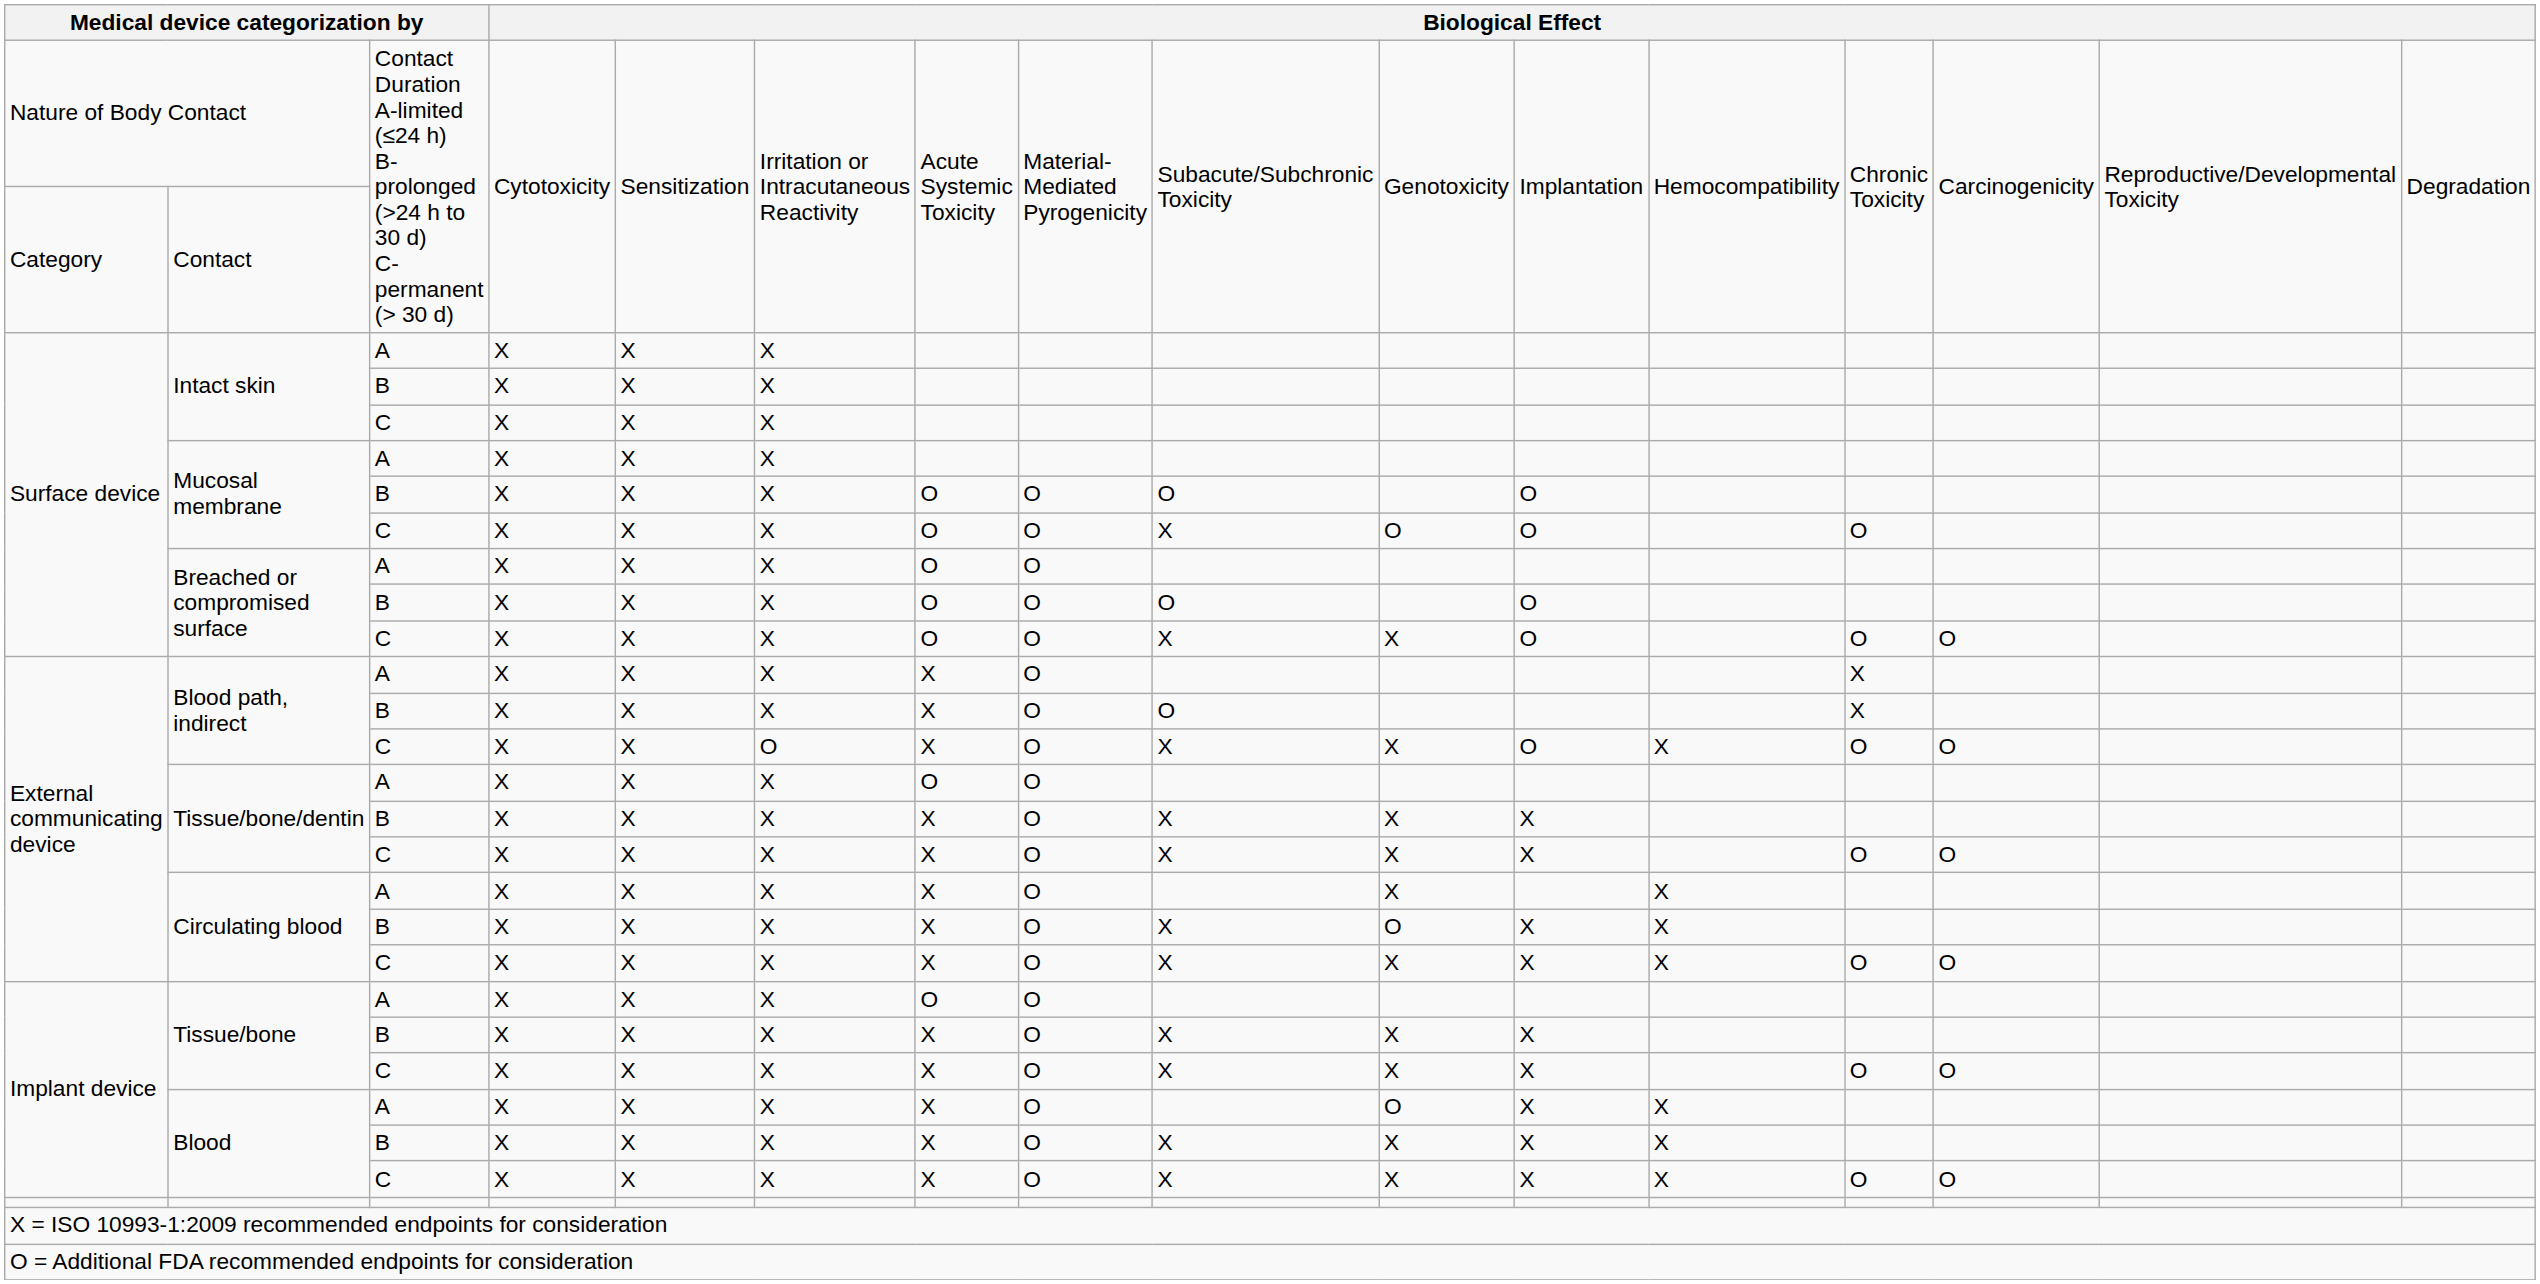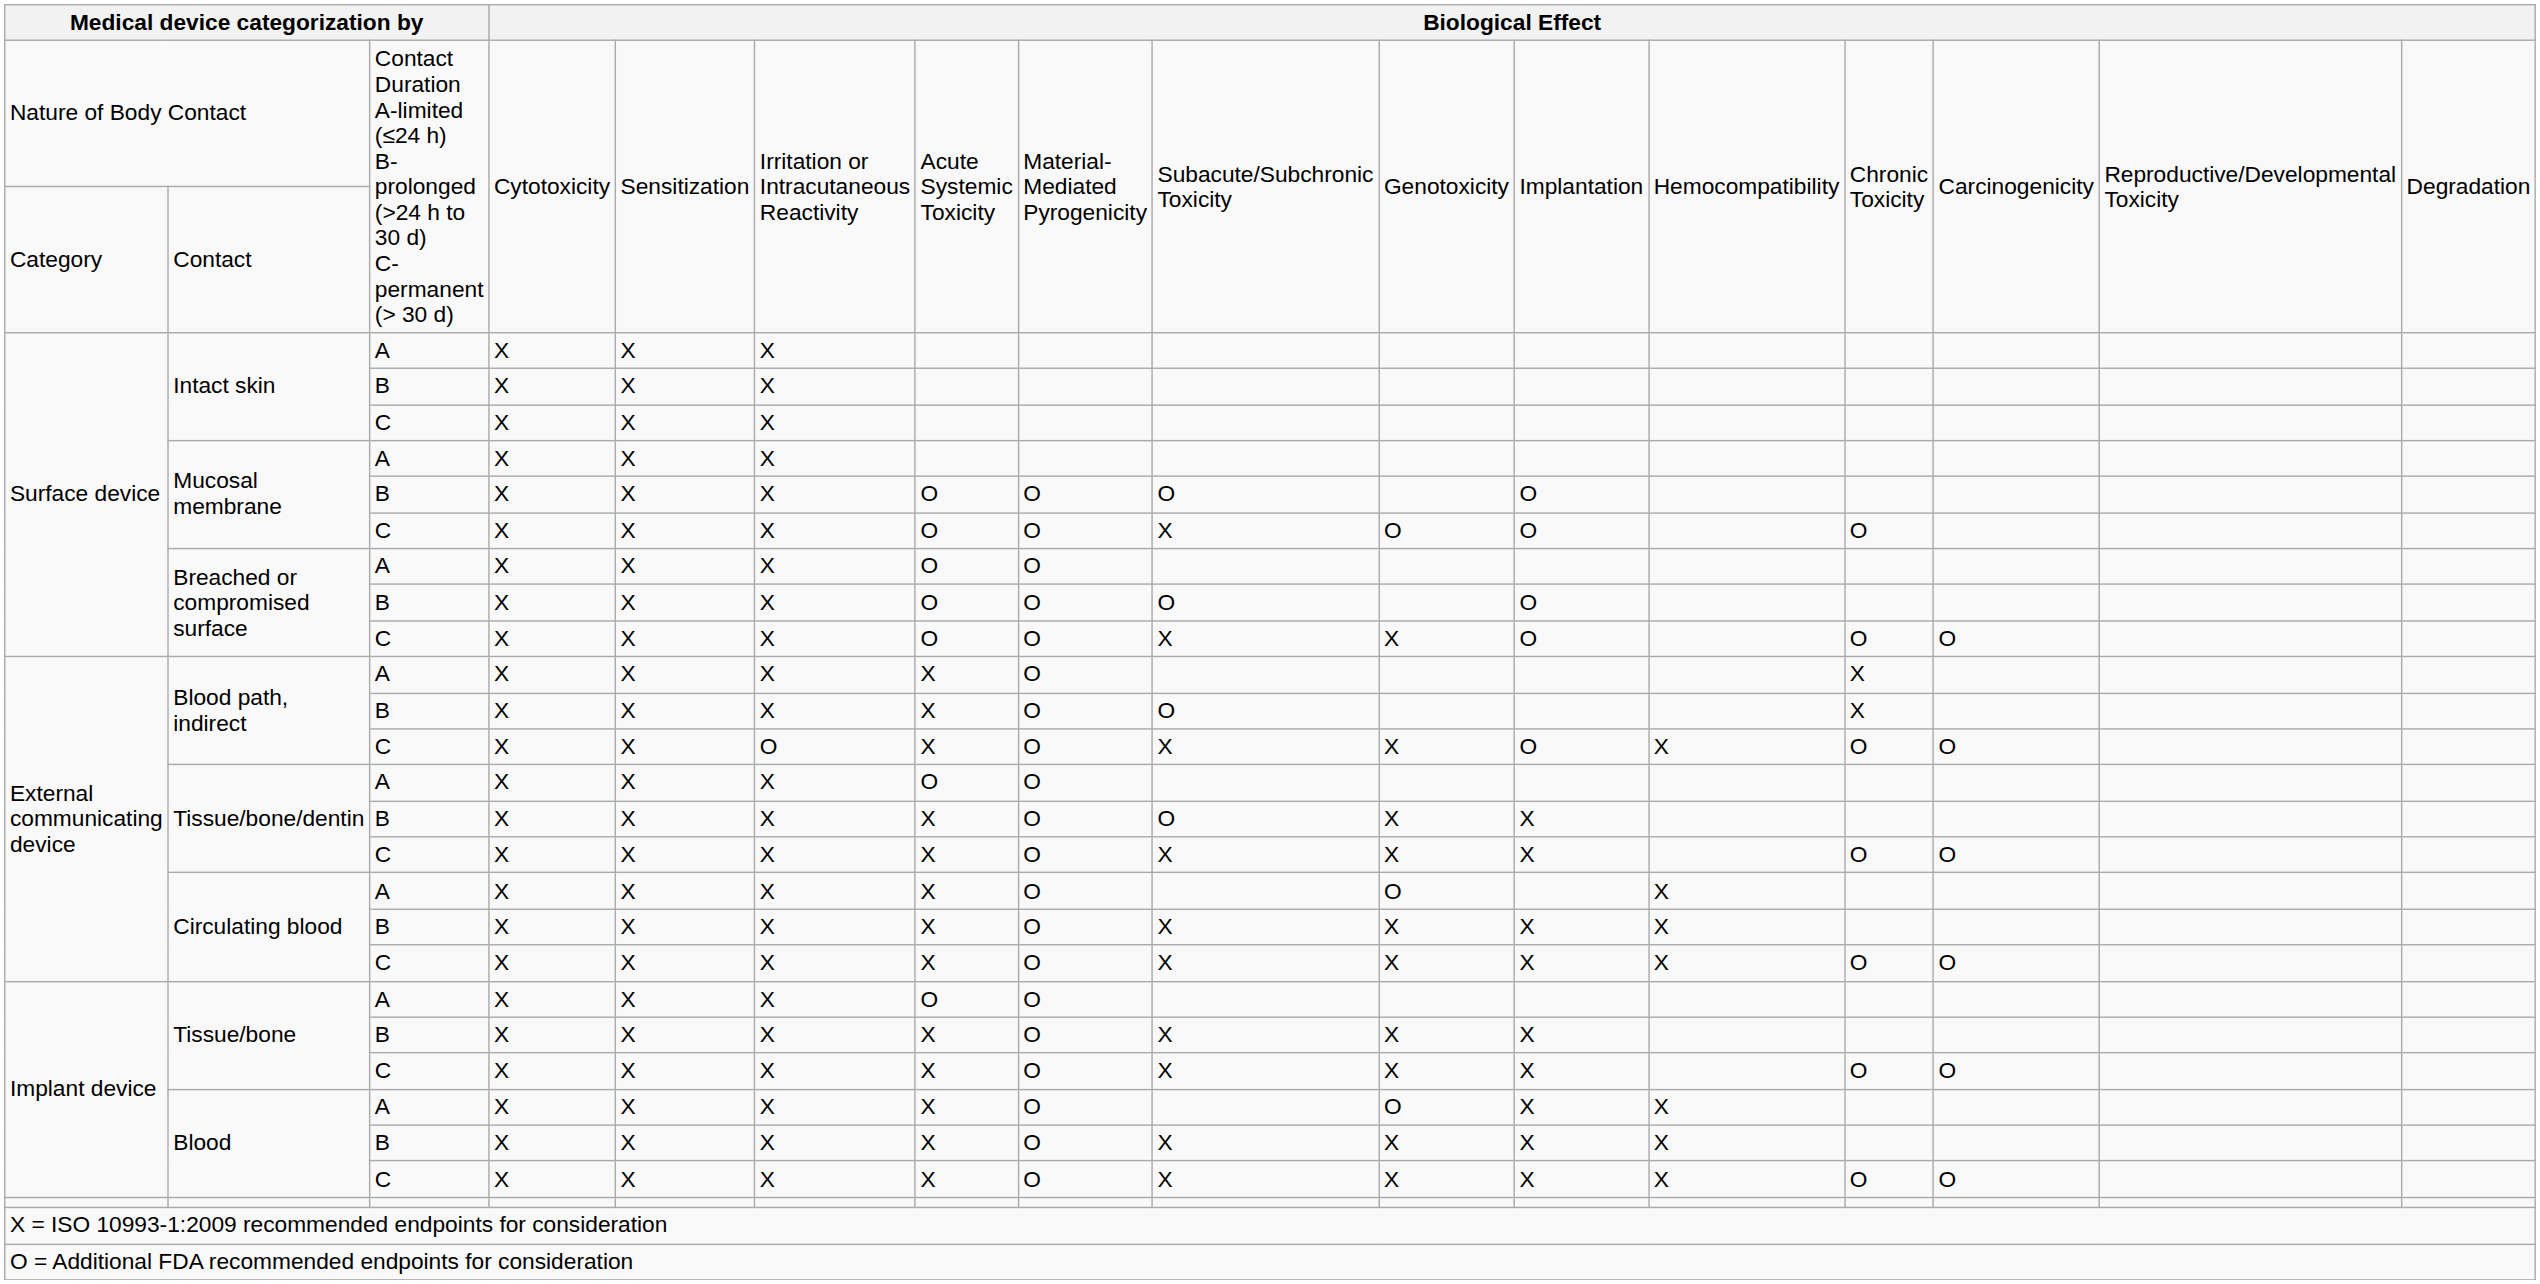(1165, 818) X -> (1166, 818) O
(1392, 890) X -> (1393, 890) O
(1393, 926) O -> (1392, 926) X
